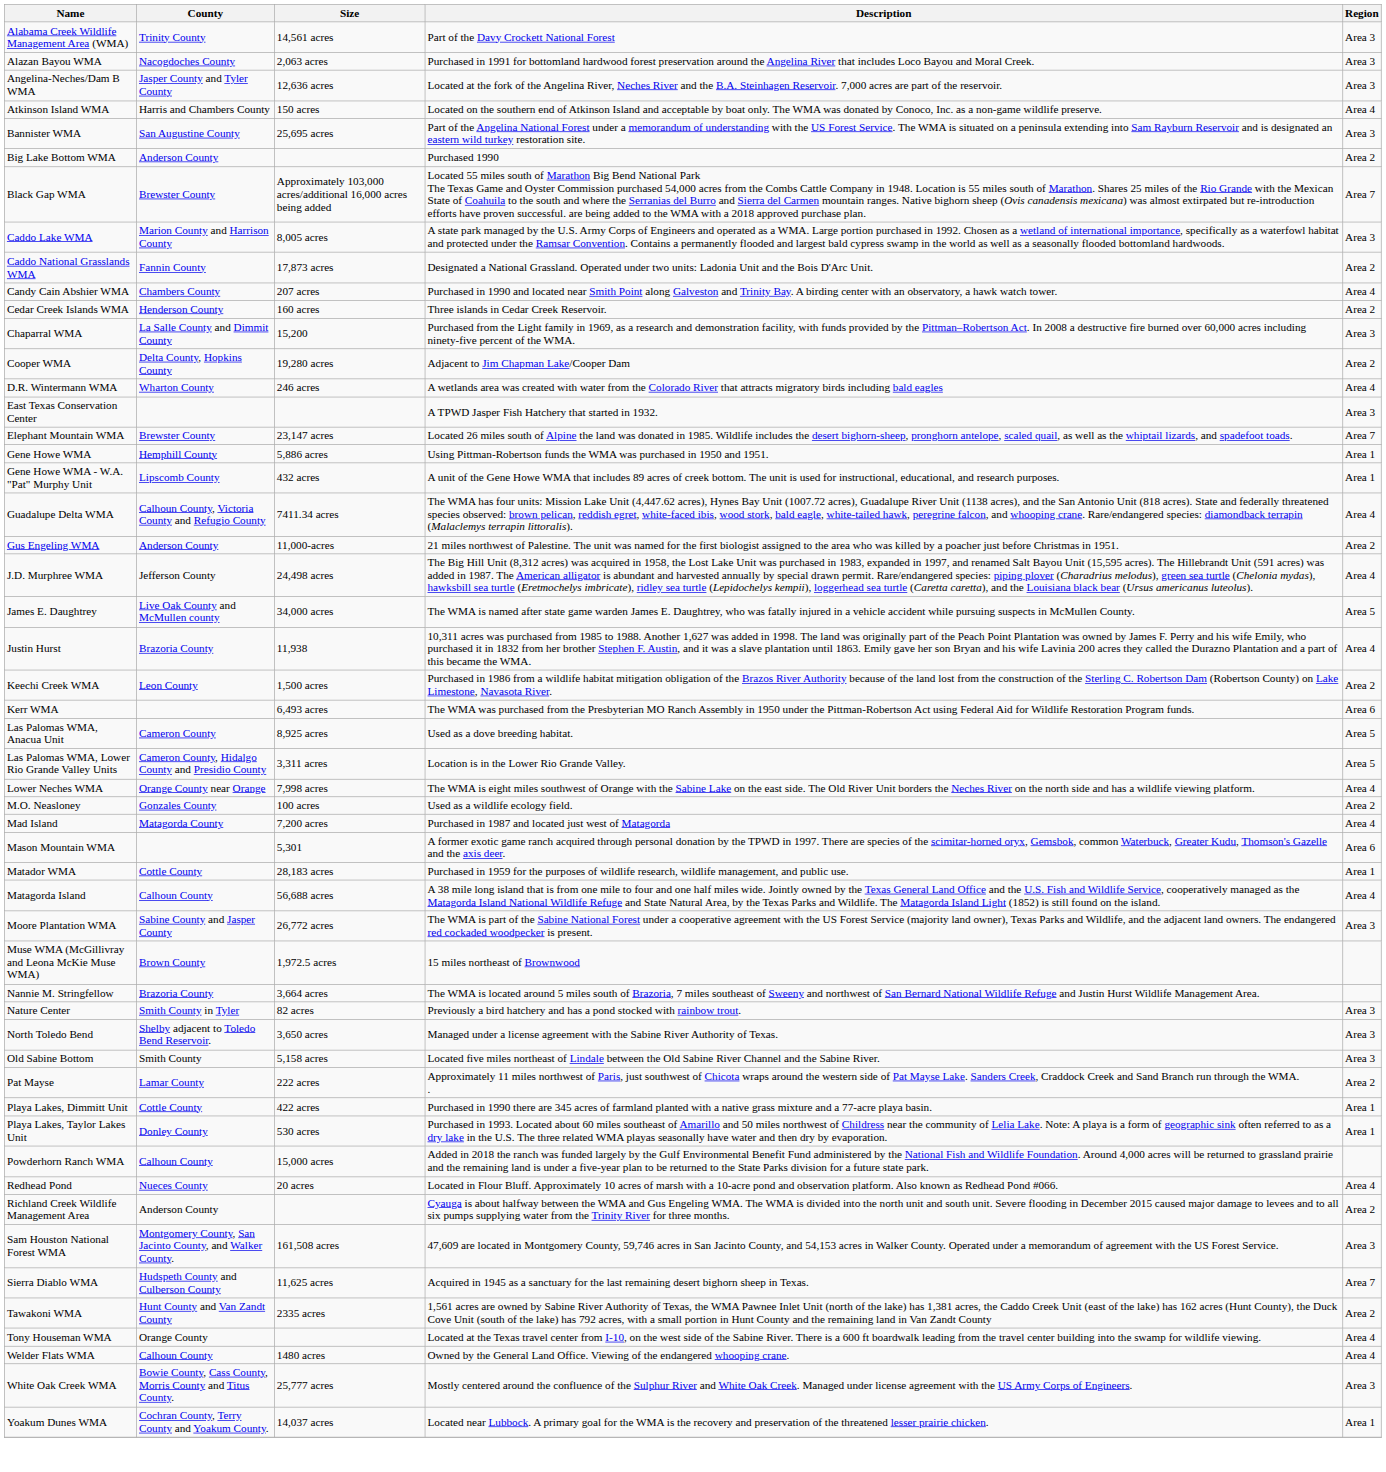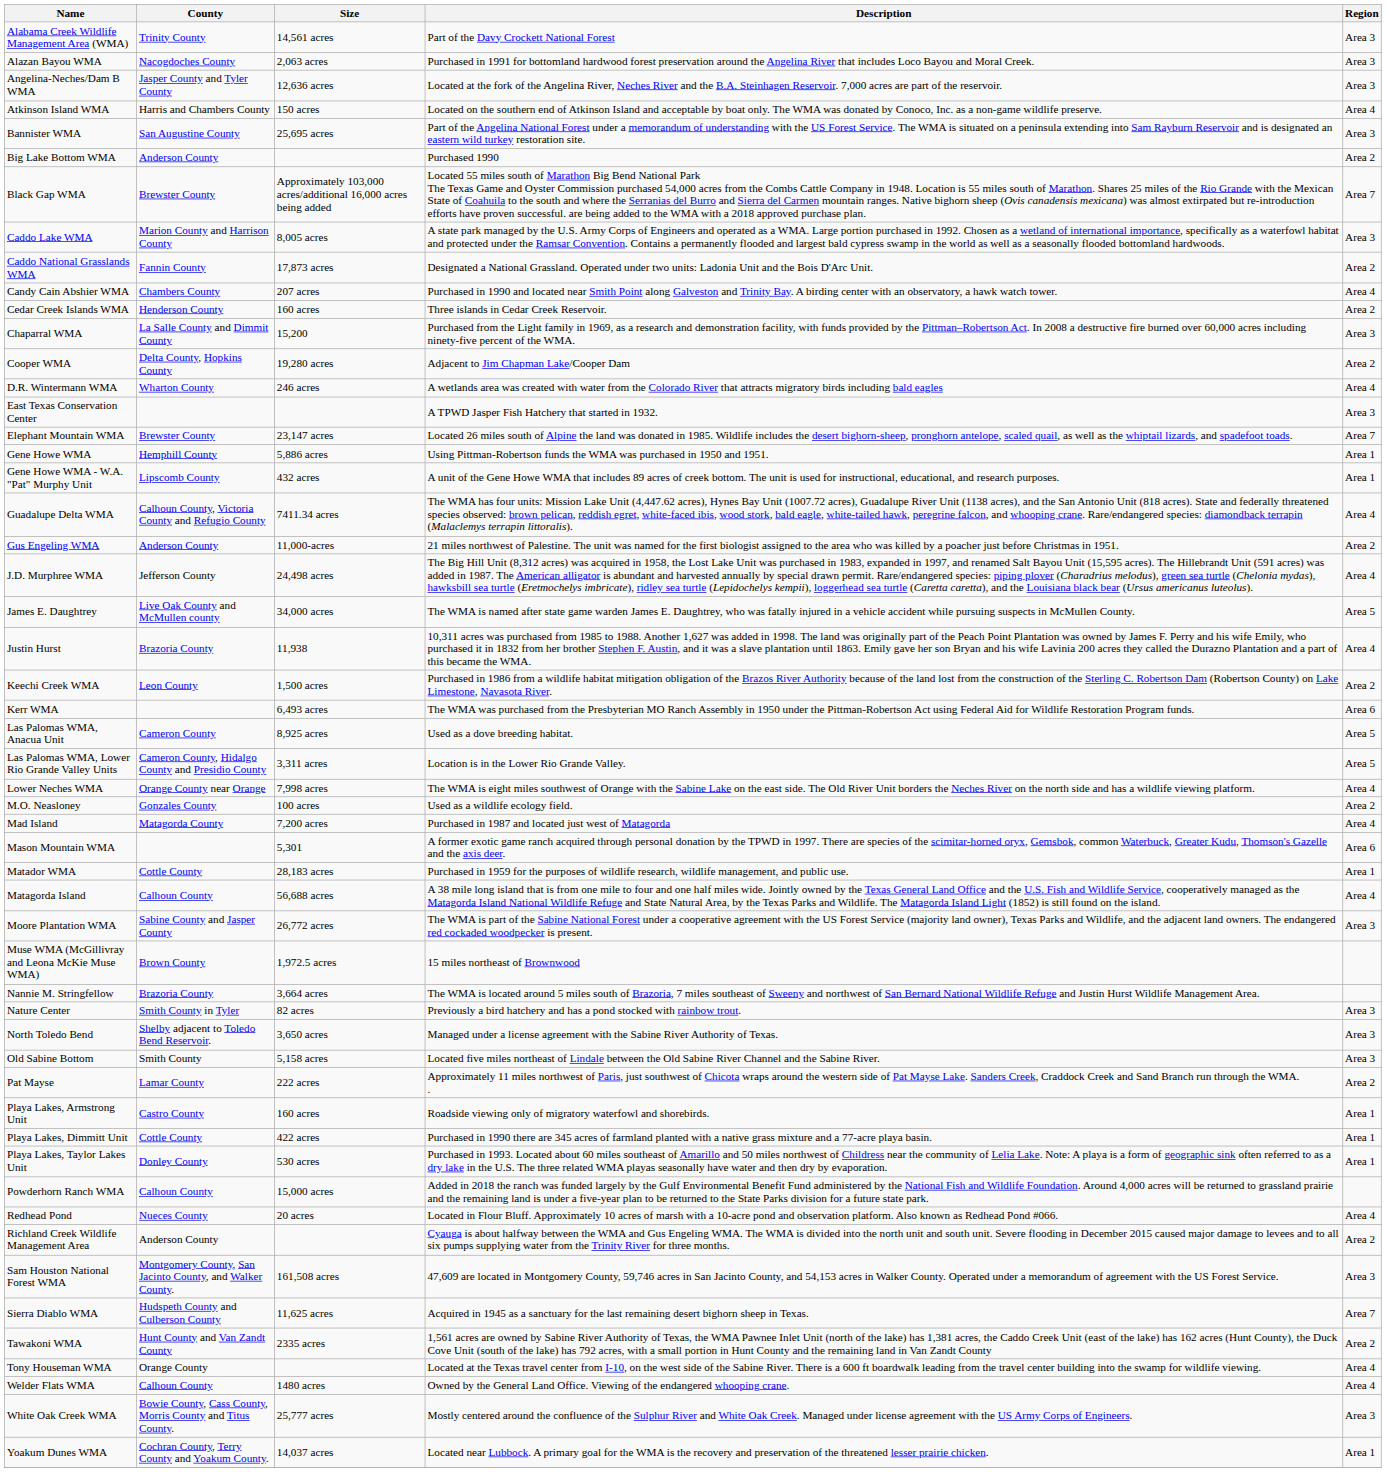+ row: (61, 1113)
